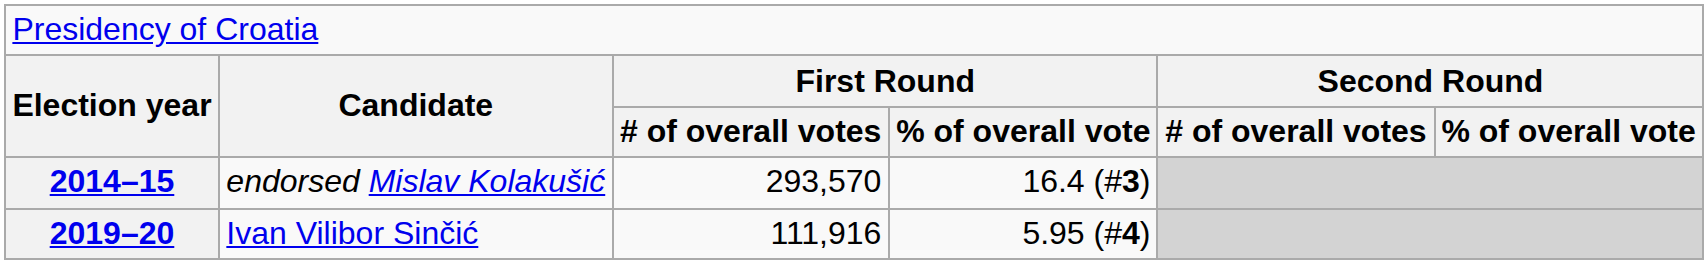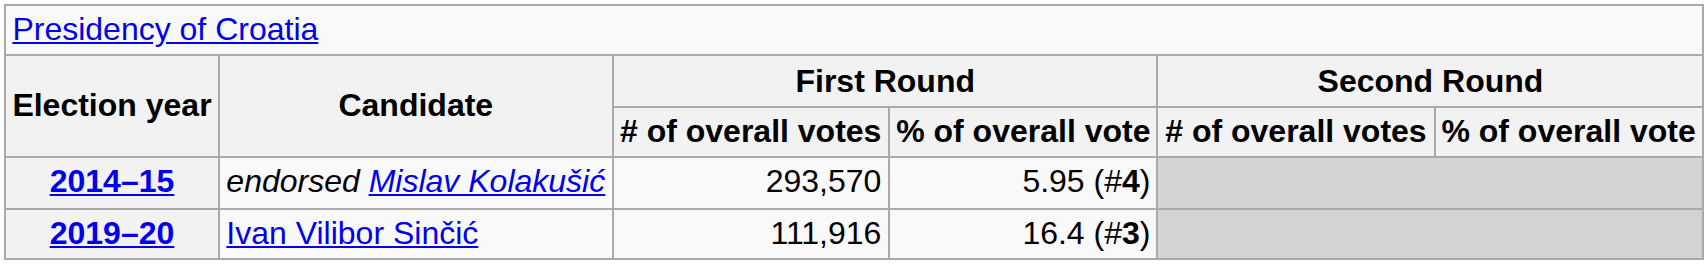(1086, 182) 16.4 (#3) -> (1086, 182) 5.95 (#4)
(1086, 232) 5.95 (#4) -> (1086, 232) 16.4 (#3)
